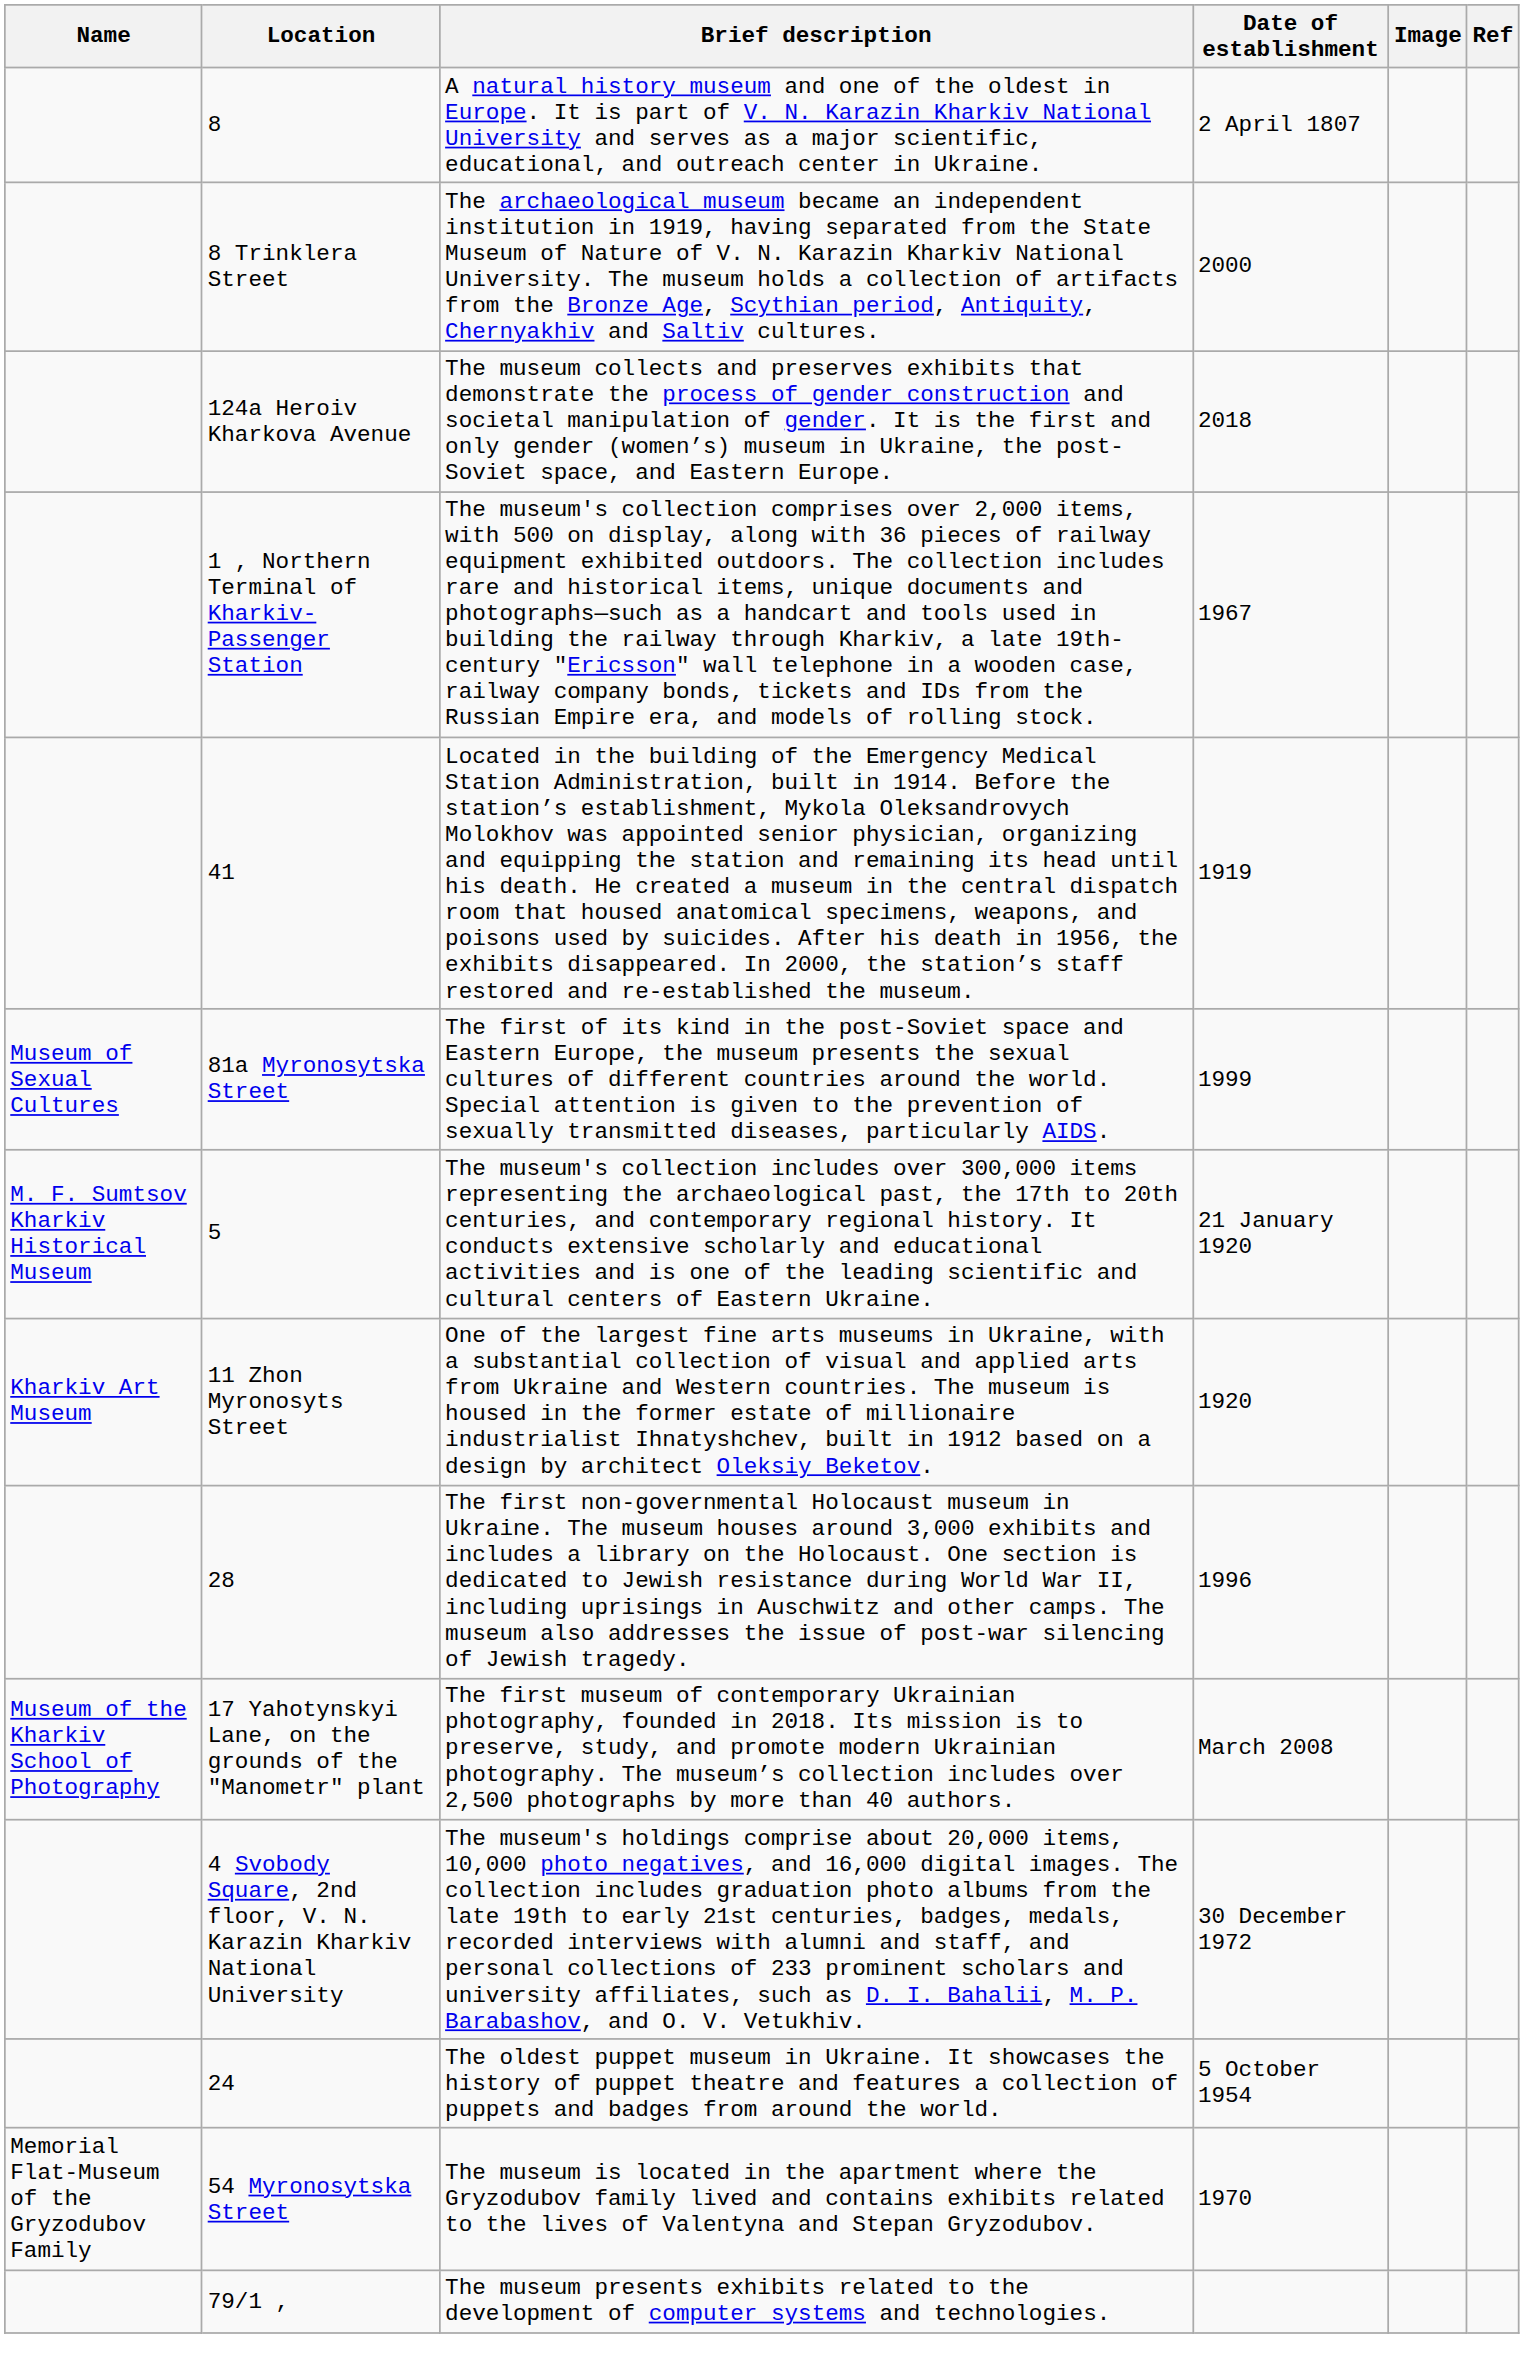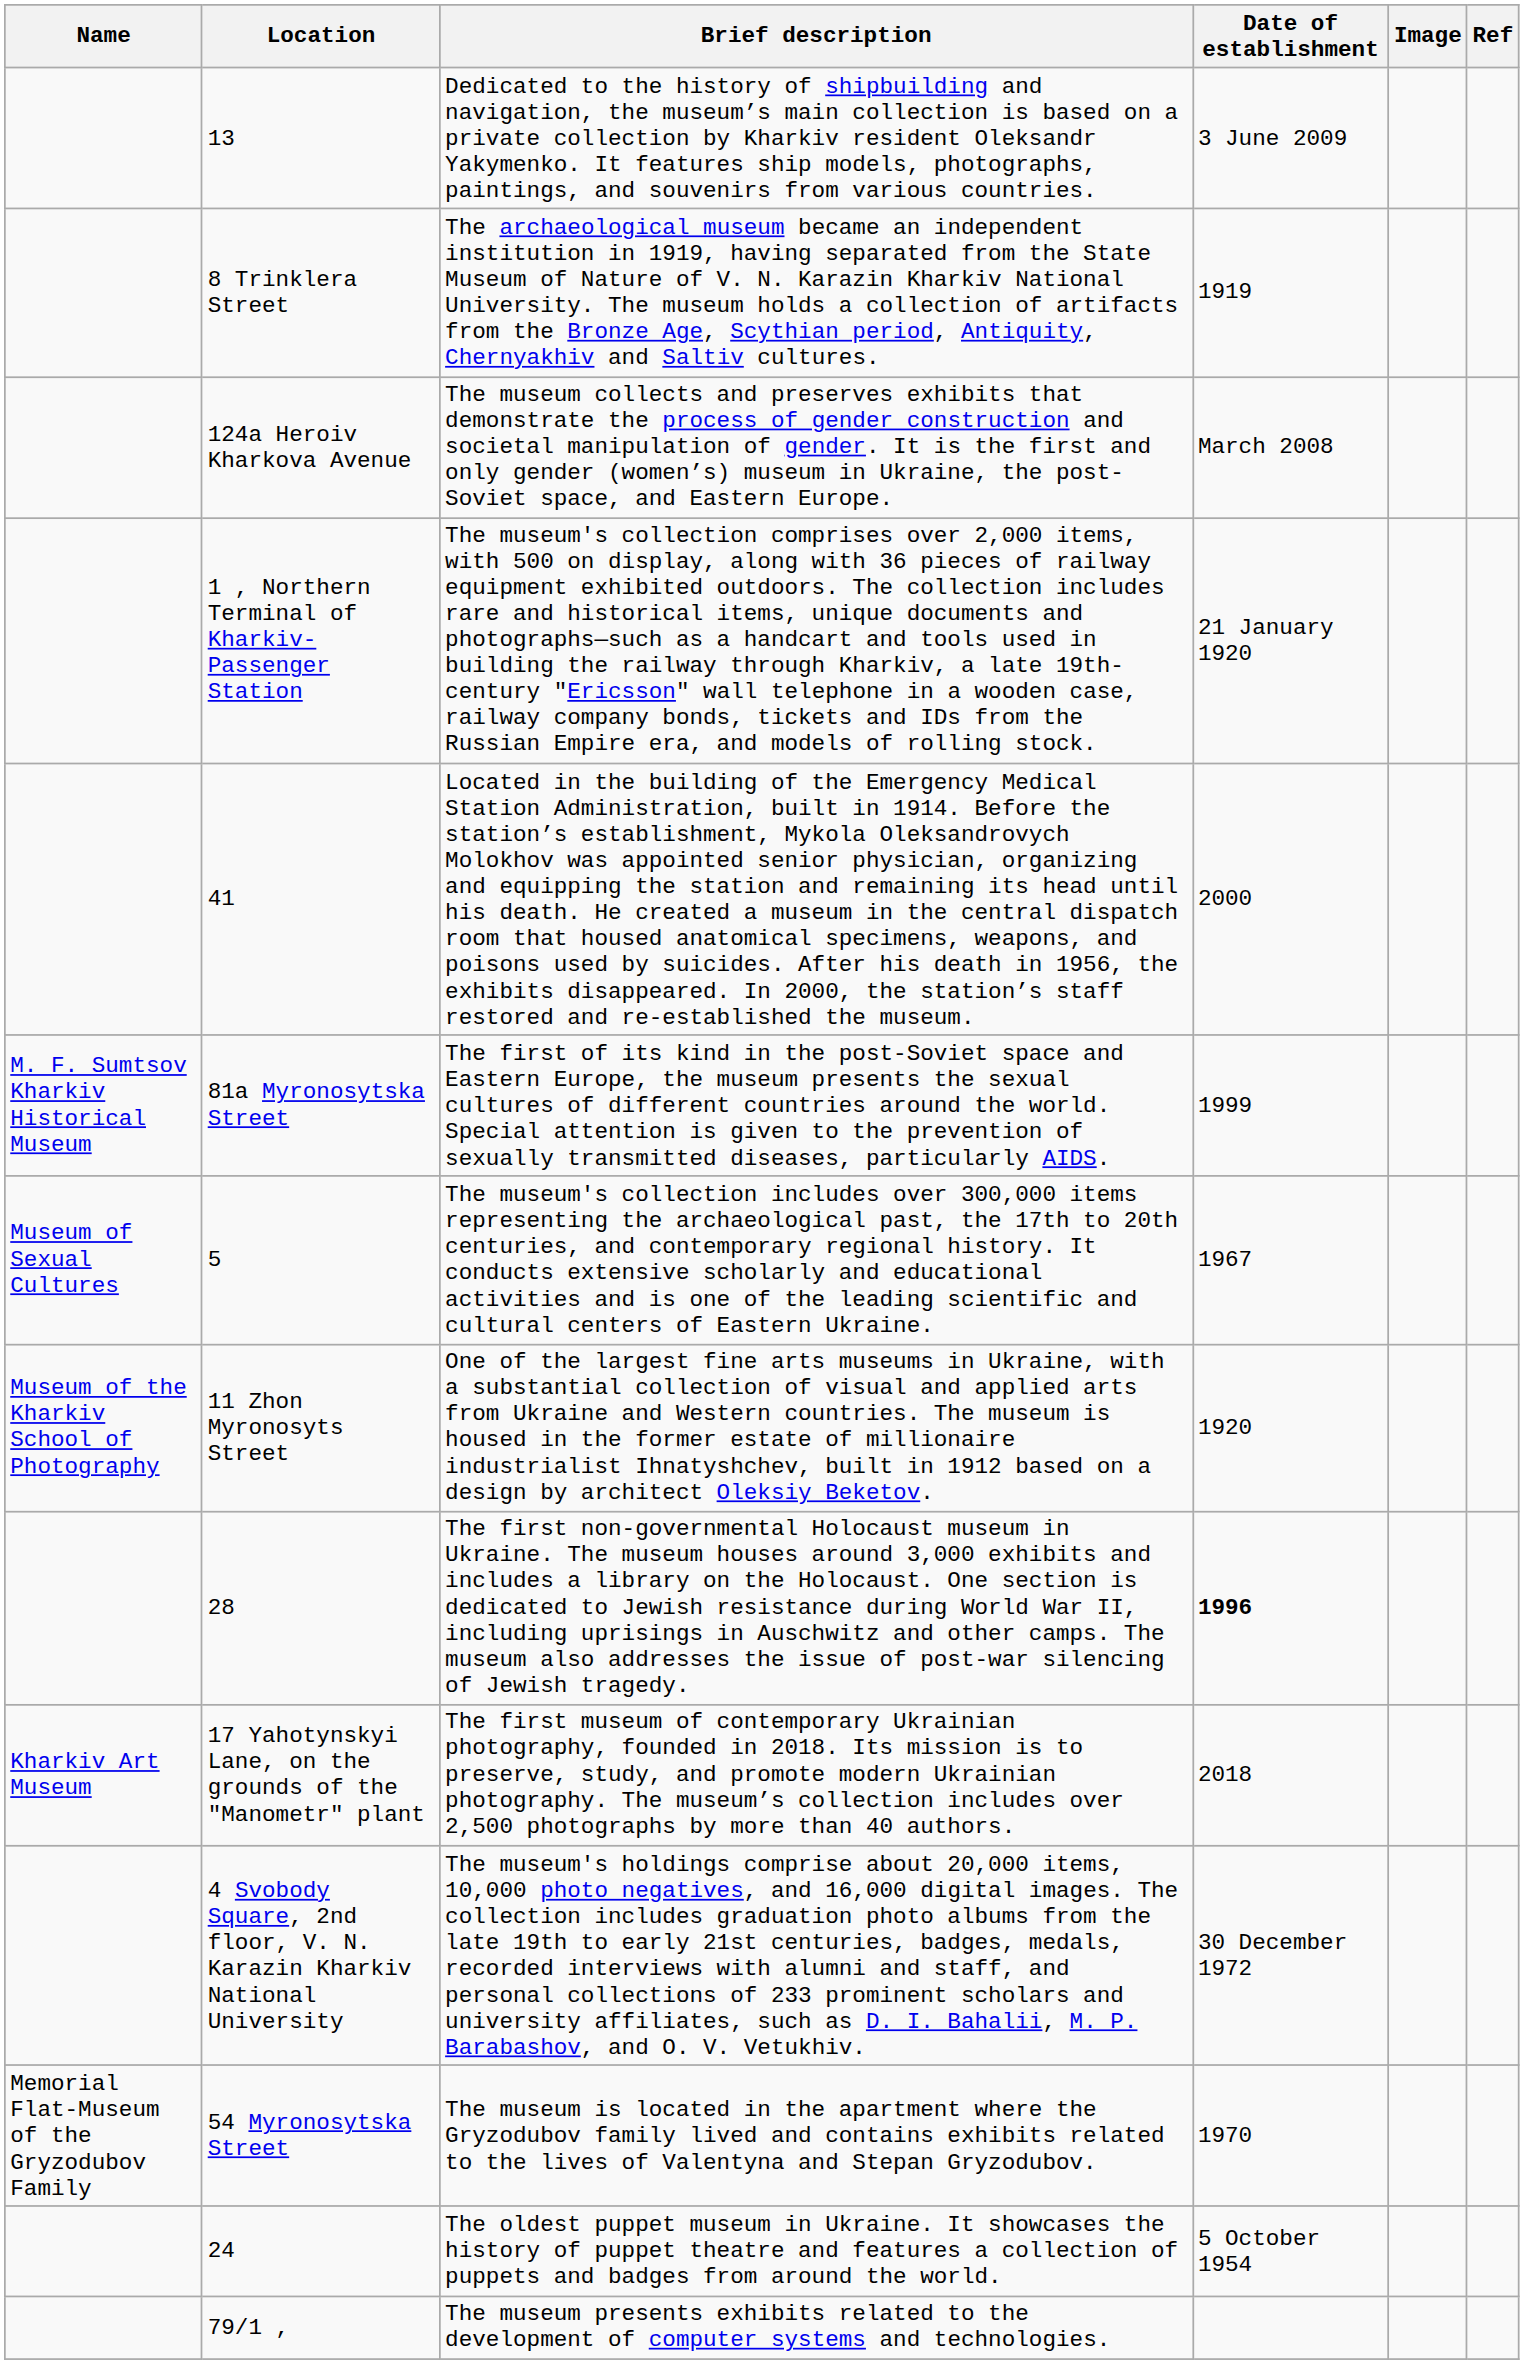- row: (215, 125)
+ row: (221, 138)
(1225, 267) 2000 -> (1225, 293) 1919
(1225, 421) 2018 -> (1266, 447) March 2008
(1225, 614) 1967 -> (1266, 641) 21 January 1920
(1225, 873) 1919 -> (1225, 899) 2000
(71, 1080) Museum of Sexual Cultures -> (98, 1106) M. F. Sumtsov Kharkiv Historical Museum
(98, 1234) M. F. Sumtsov Kharkiv Historical Museum -> (71, 1260) Museum of Sexual Cultures
(1266, 1234) 21 January 1920 -> (1225, 1260) 1967
(85, 1401) Kharkiv Art Museum -> (98, 1427) Museum of the Kharkiv School of Photography
(1225, 1582) normal -> (1225, 1608) bold
(98, 1749) Museum of the Kharkiv School of Photography -> (85, 1775) Kharkiv Art Museum
(1266, 1749) March 2008 -> (1225, 1775) 2018
rows swapped: (221, 2084) <-> (310, 2199)
